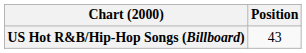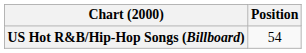(275, 37) 43 -> (275, 37) 54
